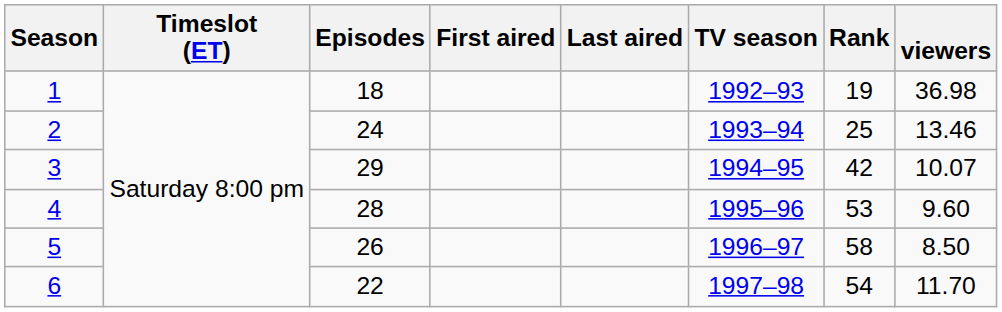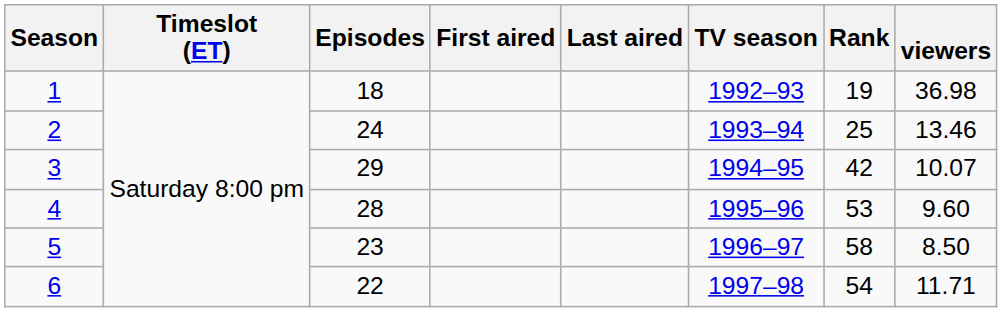(370, 247) 26 -> (370, 247) 23
(946, 286) 11.70 -> (946, 286) 11.71
